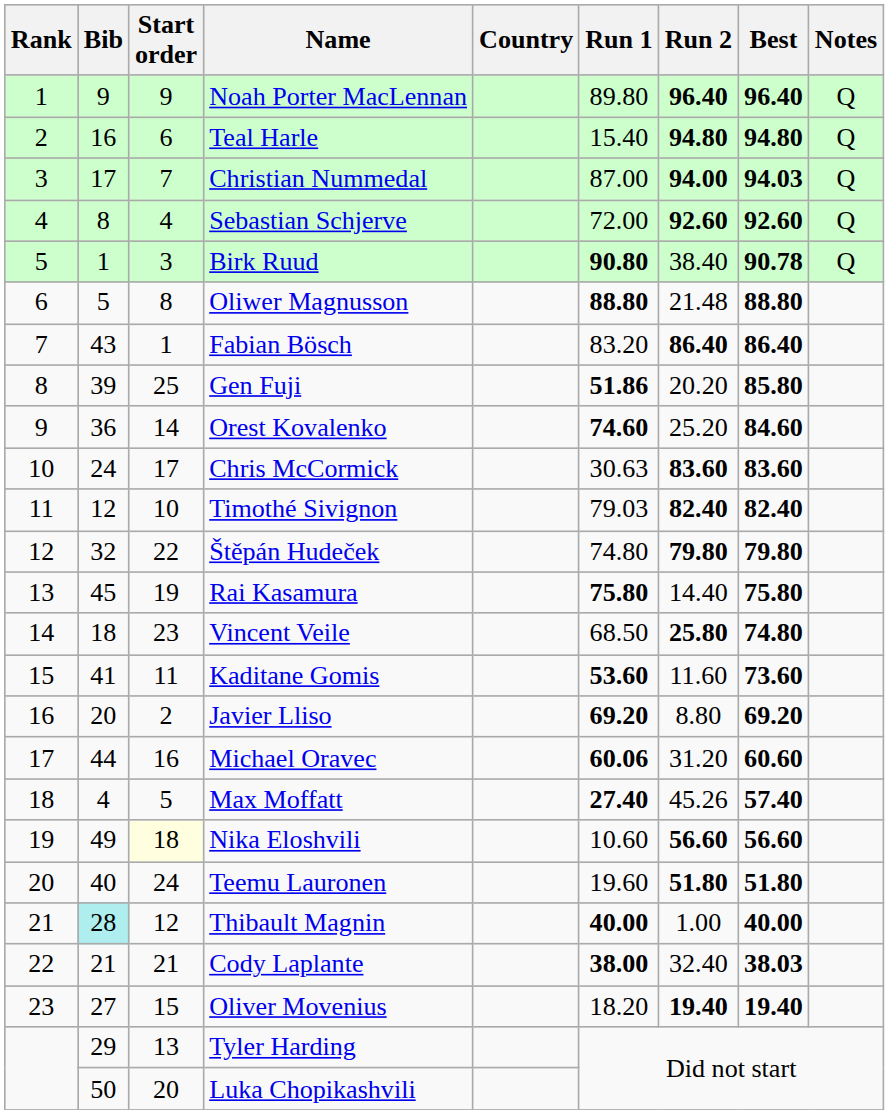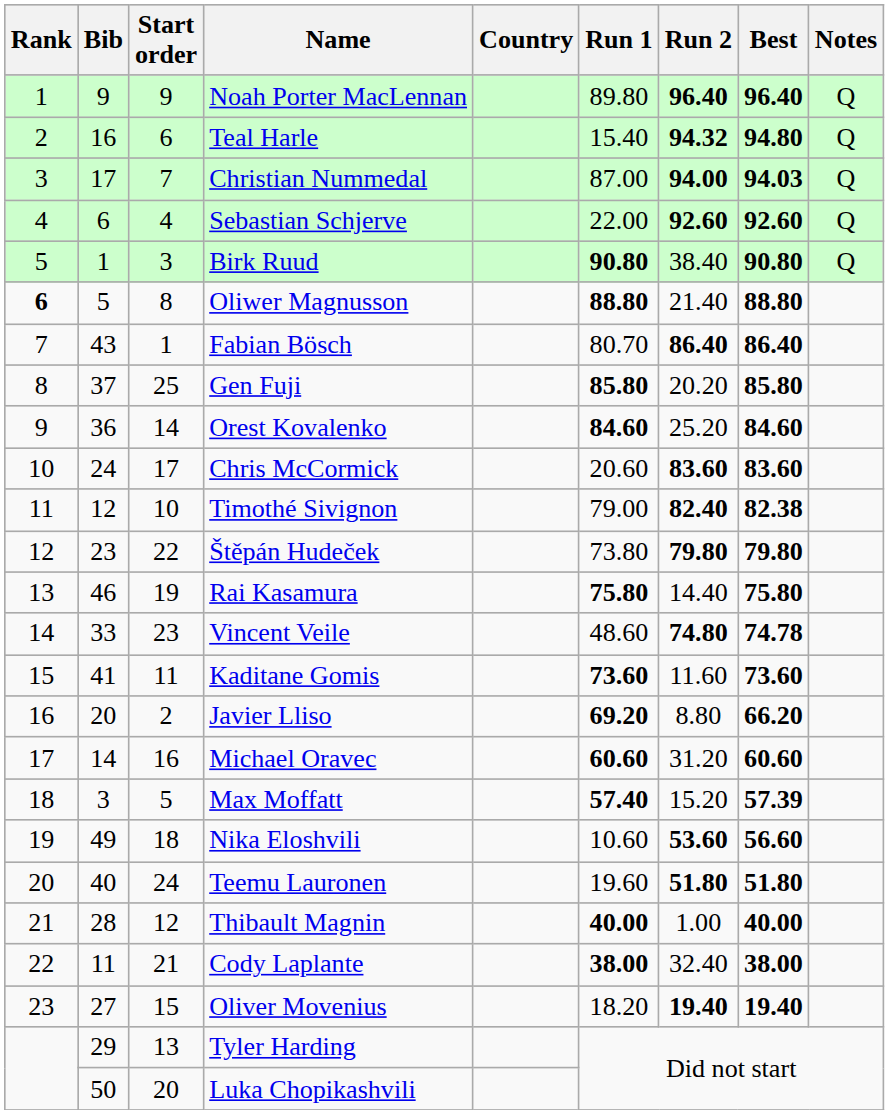(698, 137) 94.80 -> (698, 137) 94.32
(103, 219) 8 -> (103, 219) 6
(619, 219) 72.00 -> (619, 219) 22.00
(773, 261) 90.78 -> (773, 261) 90.80
(41, 302) normal -> (41, 302) bold
(698, 302) 21.48 -> (698, 302) 21.40
(619, 344) 83.20 -> (619, 344) 80.70
(103, 385) 39 -> (103, 385) 37
(619, 385) 51.86 -> (619, 385) 85.80
(619, 426) 74.60 -> (619, 426) 84.60
(619, 468) 30.63 -> (619, 468) 20.60
(619, 509) 79.03 -> (619, 509) 79.00
(773, 509) 82.40 -> (773, 509) 82.38
(103, 550) 32 -> (103, 550) 23
(619, 550) 74.80 -> (619, 550) 73.80
(103, 592) 45 -> (103, 592) 46
(103, 633) 18 -> (103, 633) 33
(619, 633) 68.50 -> (619, 633) 48.60
(698, 633) 25.80 -> (698, 633) 74.80
(773, 633) 74.80 -> (773, 633) 74.78
(619, 674) 53.60 -> (619, 674) 73.60
(773, 716) 69.20 -> (773, 716) 66.20
(103, 757) 44 -> (103, 757) 14
(619, 757) 60.06 -> (619, 757) 60.60
(103, 799) 4 -> (103, 799) 3
(619, 799) 27.40 -> (619, 799) 57.40
(698, 799) 45.26 -> (698, 799) 15.20
(773, 799) 57.40 -> (773, 799) 57.39
(166, 840) lightyellow background -> (166, 840) no background
(698, 840) 56.60 -> (698, 840) 53.60
(103, 923) paleturquoise background -> (103, 923) no background
(103, 964) 21 -> (103, 964) 11
(773, 964) 38.03 -> (773, 964) 38.00
